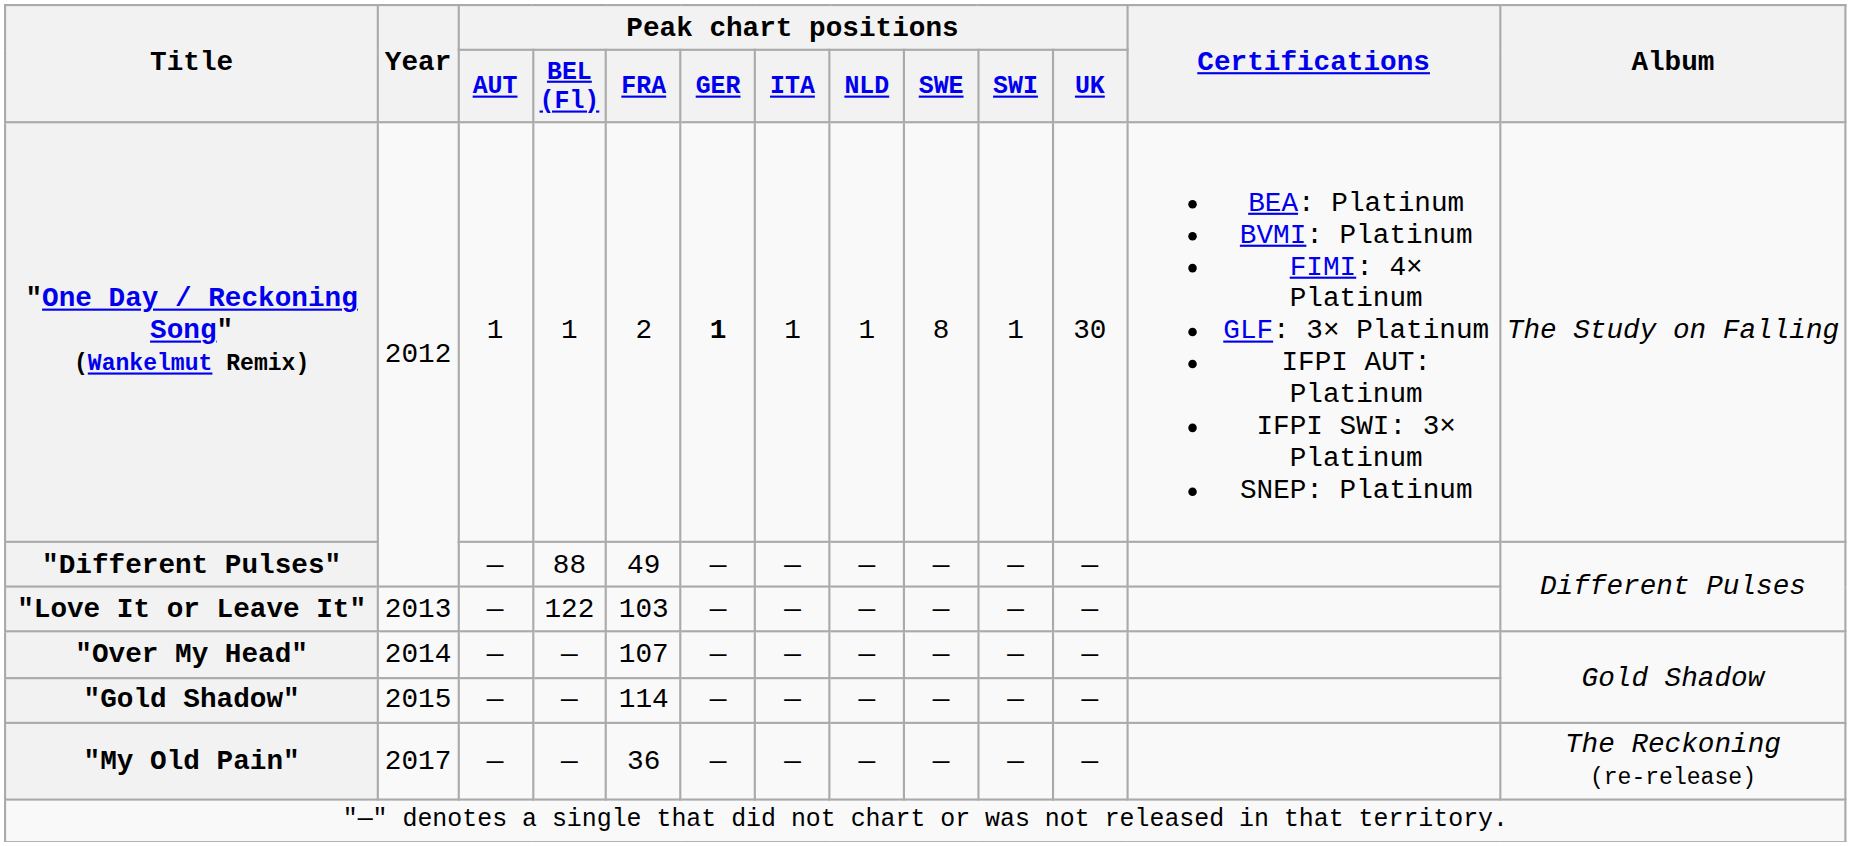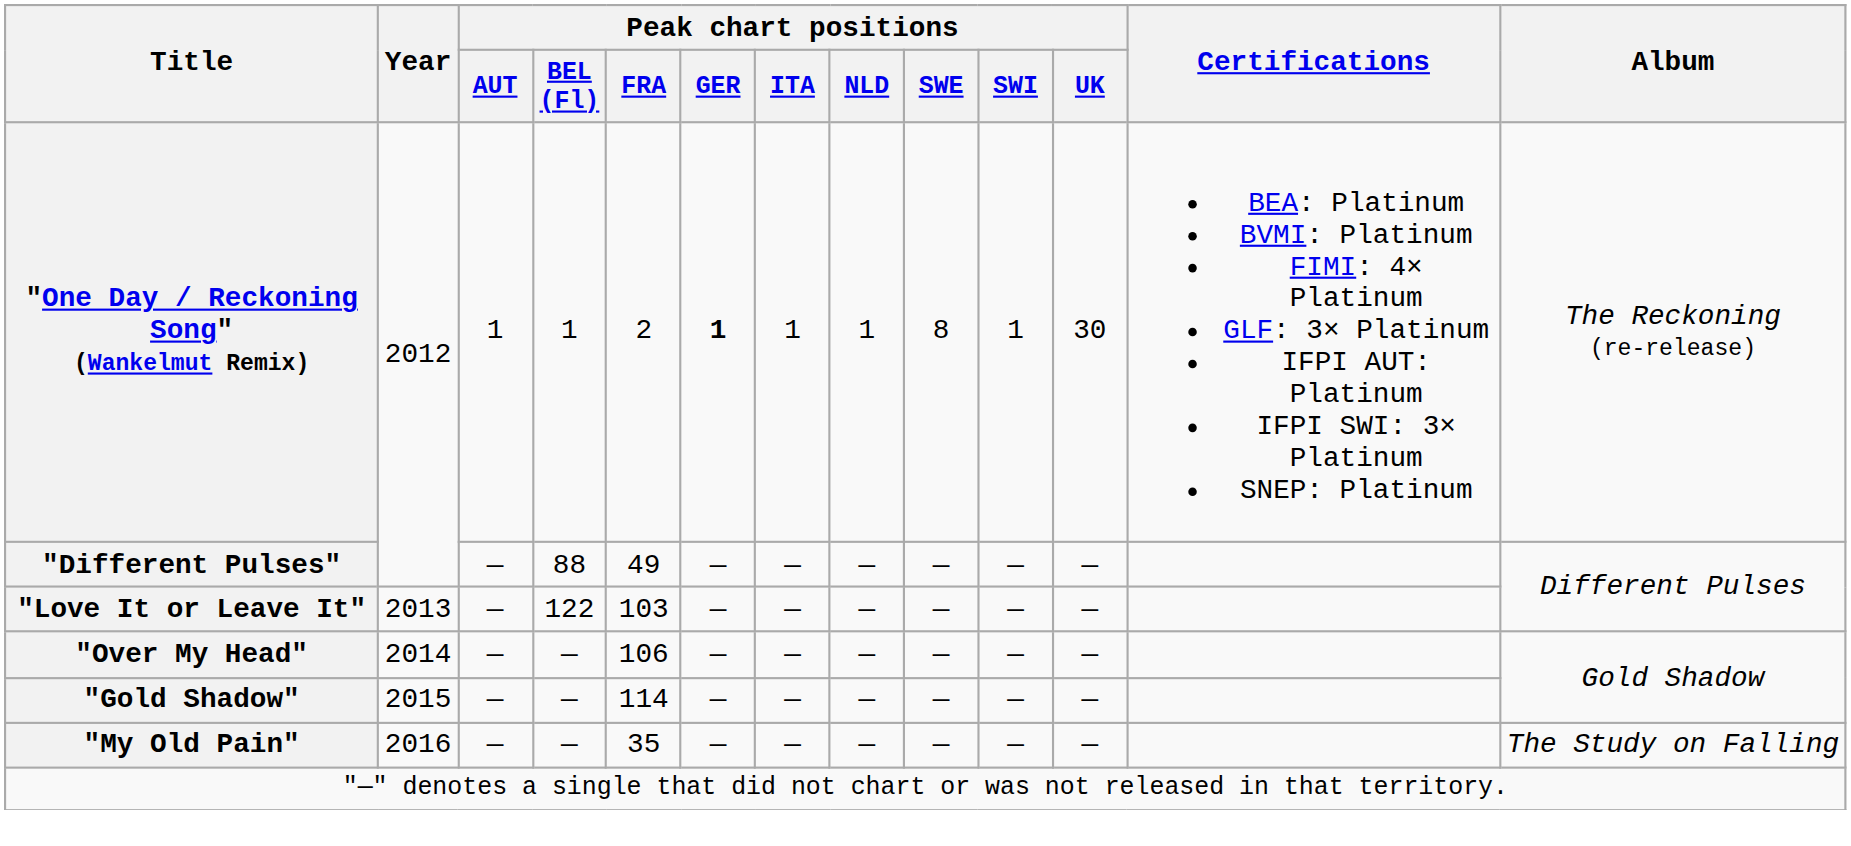(1673, 332) The Study on Falling -> (1673, 331) The Reckoning (re-release)
(644, 655) 107 -> (644, 655) 106
(418, 761) 2017 -> (418, 745) 2016
(644, 761) 36 -> (644, 745) 35
(1673, 760) The Reckoning (re-release) -> (1673, 745) The Study on Falling
